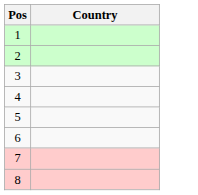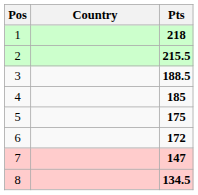+ column: (176, 14)
